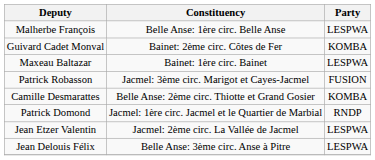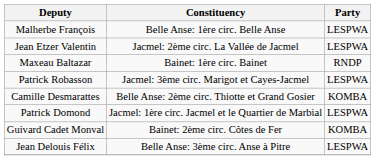rows swapped: (55, 46) <-> (55, 130)
(348, 63) LESPWA -> (348, 63) RNDP
(348, 79) FUSION -> (348, 79) LESPWA
(348, 113) RNDP -> (348, 113) LESPWA
